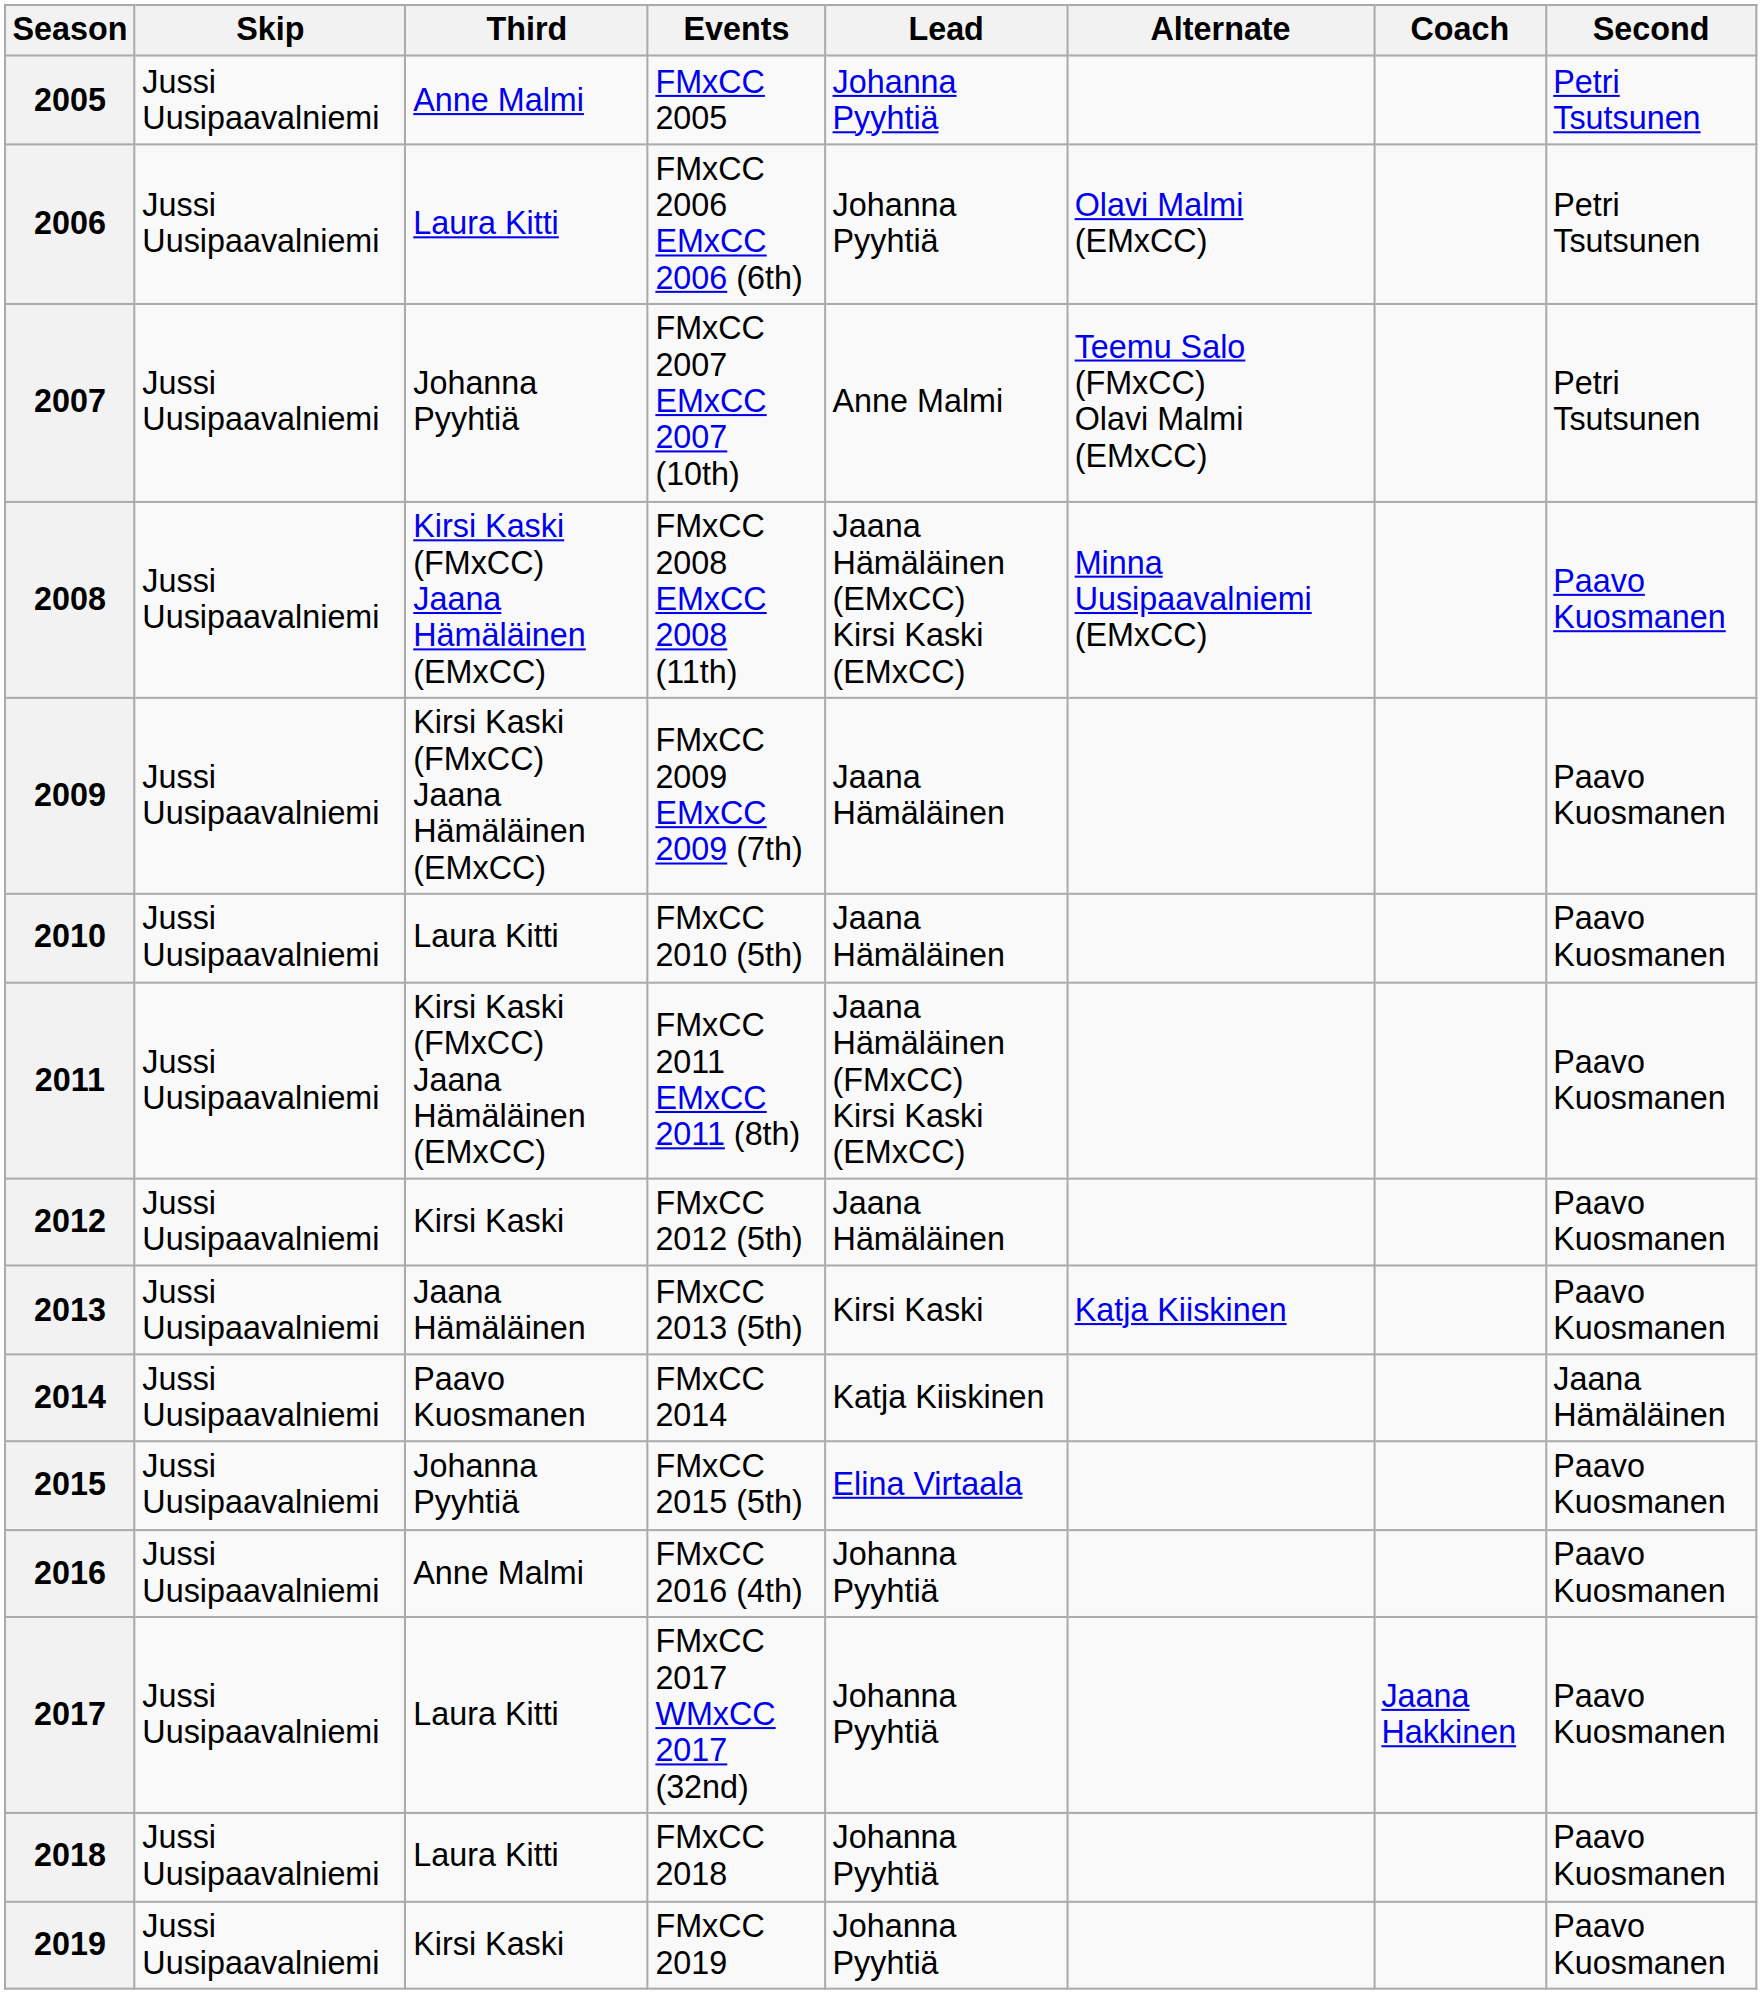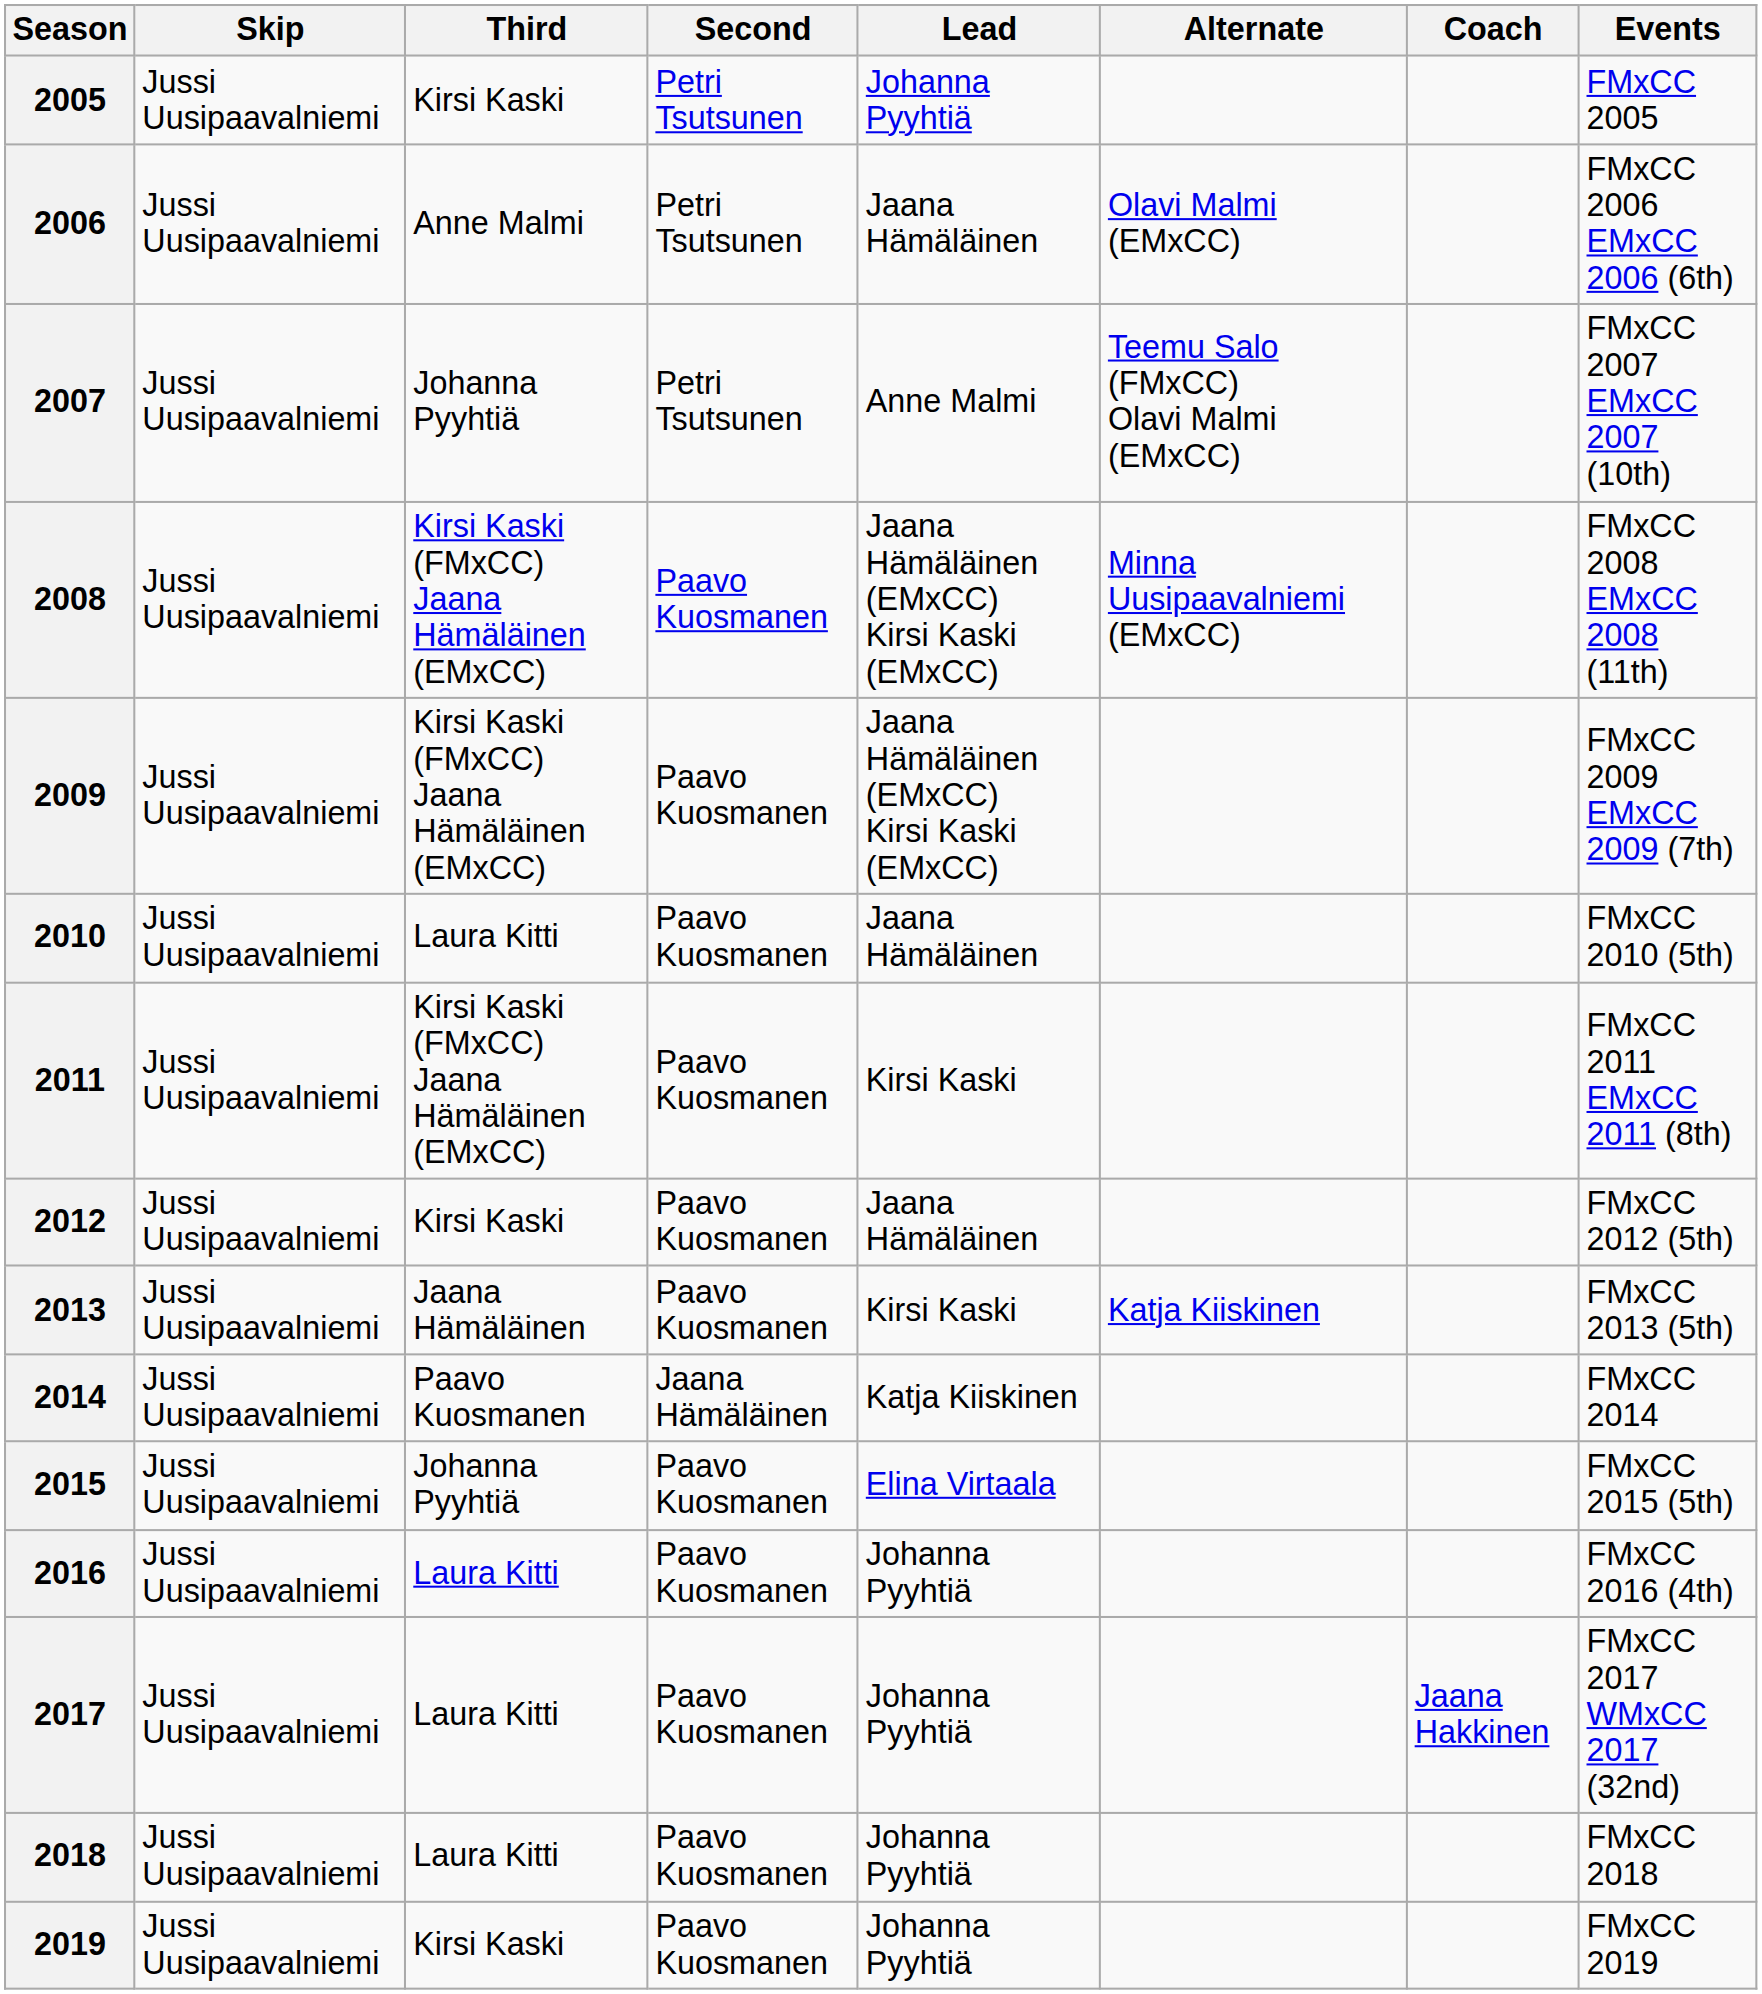columns swapped: (1651, 30) <-> (737, 30)
(499, 99) Anne Malmi -> (489, 99) Kirsi Kaski
(486, 223) Laura Kitti -> (499, 223) Anne Malmi
(895, 223) Johanna Pyyhtiä -> (952, 223) Jaana Hämäläinen
(919, 795) Jaana Hämäläinen -> (952, 795) Jaana Hämäläinen (EMxCC) Kirsi Kaski (EMxCC)
(919, 1079) Jaana Hämäläinen (FMxCC) Kirsi Kaski (EMxCC) -> (941, 1079) Kirsi Kaski
(499, 1572) Anne Malmi -> (486, 1572) Laura Kitti
